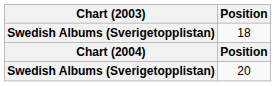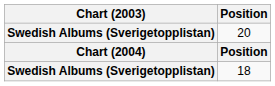rows swapped: (244, 33) <-> (244, 71)
